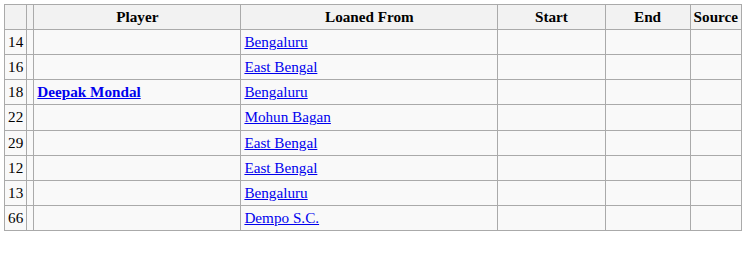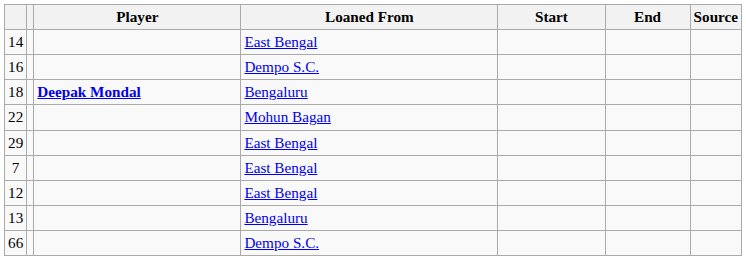(276, 42) Bengaluru -> (281, 42) East Bengal
(281, 67) East Bengal -> (282, 67) Dempo S.C.
+ row: (16, 167)
